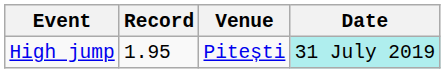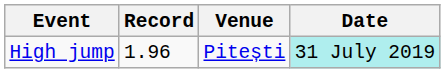(147, 52) 1.95 -> (147, 52) 1.96
